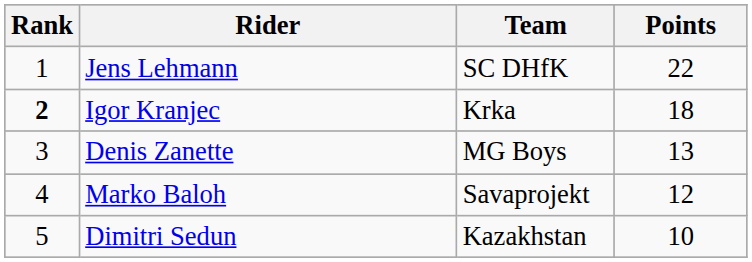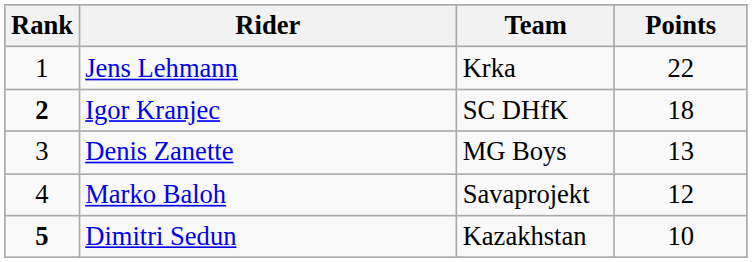(515, 67) SC DHfK -> (489, 67) Krka
(489, 109) Krka -> (515, 109) SC DHfK
(42, 236) normal -> (42, 236) bold
